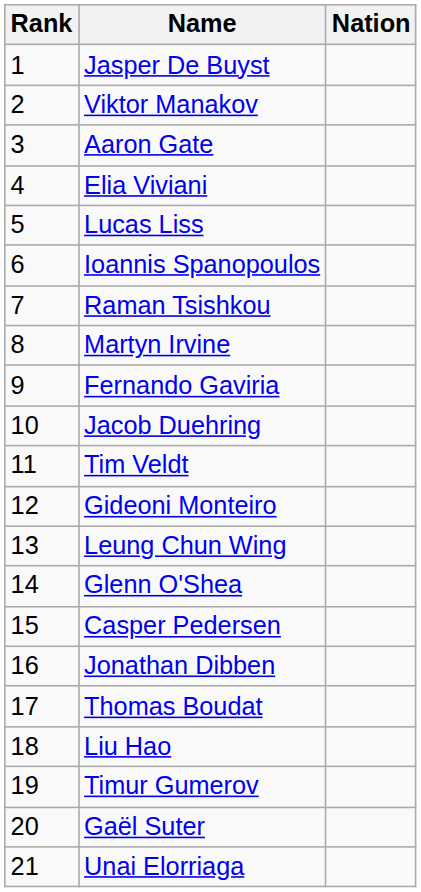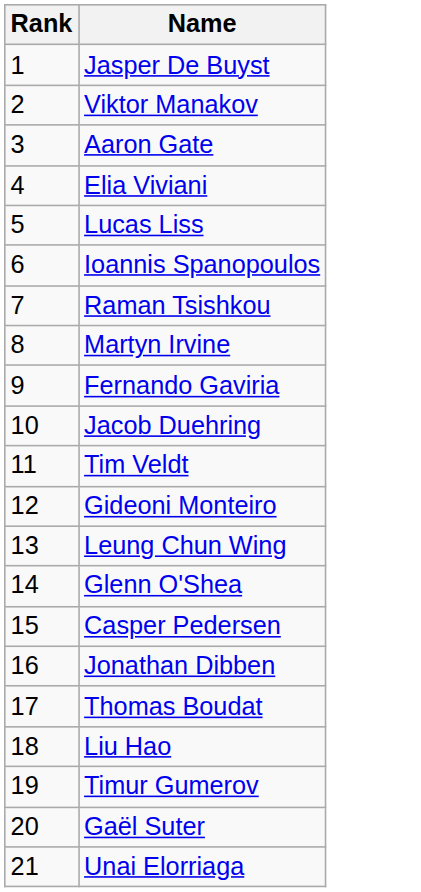- column: (371, 24)
